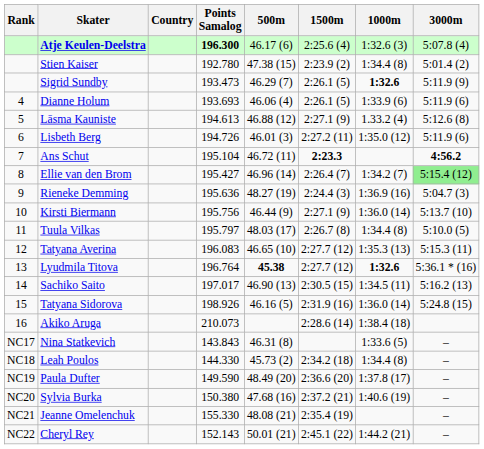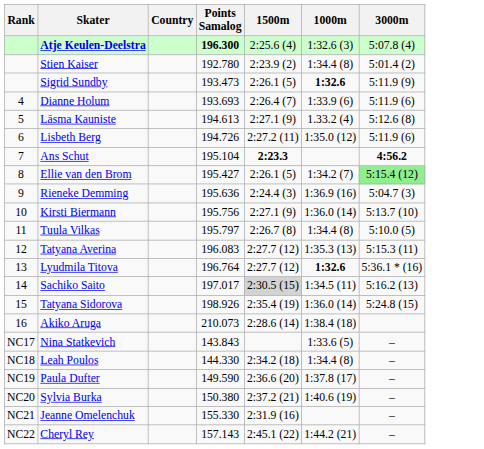- column: (271, 20)
(327, 100) 2:26.1 (5) -> (273, 100) 2:26.4 (7)
(327, 175) 2:26.4 (7) -> (273, 175) 2:26.1 (5)
(327, 286) no background -> (273, 286) lightgrey background
(327, 304) 2:31.9 (16) -> (273, 304) 2:35.4 (19)
(327, 415) 2:35.4 (19) -> (273, 415) 2:31.9 (16)
(220, 434) 152.143 -> (220, 434) 157.143
